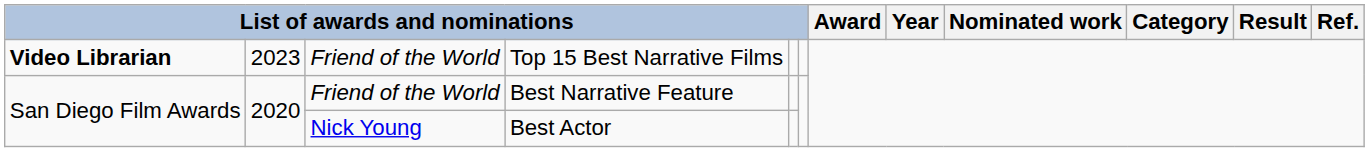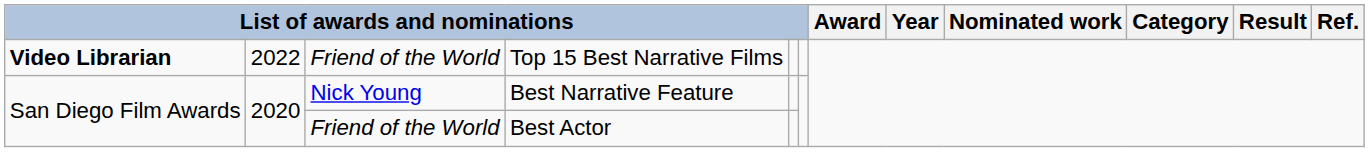(276, 57) 2023 -> (276, 57) 2022
(405, 92) Friend of the World -> (366, 92) Nick Young
(366, 127) Nick Young -> (405, 127) Friend of the World
